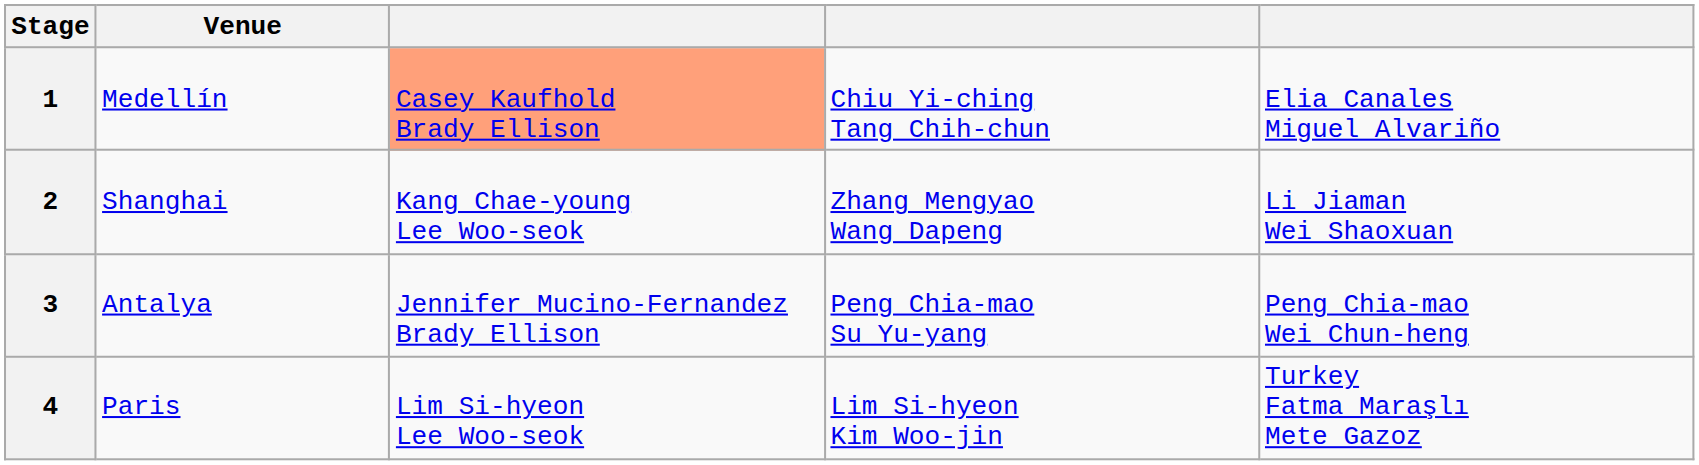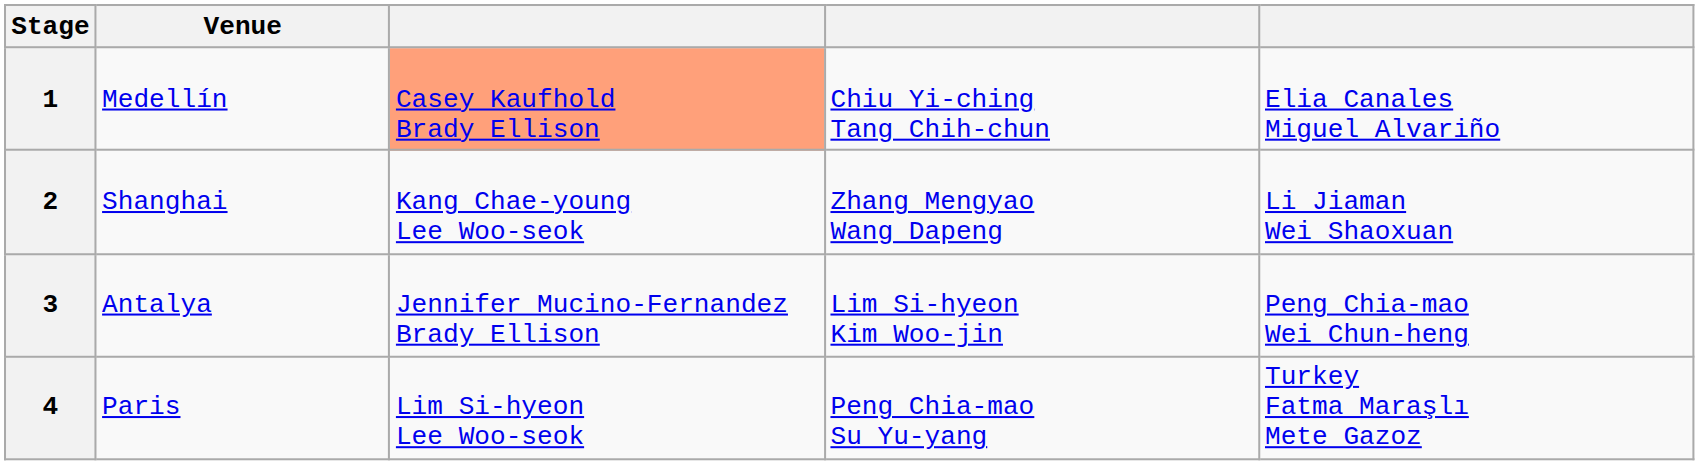(932, 320) Peng Chia-mao Su Yu-yang -> (925, 320) Lim Si-hyeon Kim Woo-jin
(925, 423) Lim Si-hyeon Kim Woo-jin -> (932, 423) Peng Chia-mao Su Yu-yang
